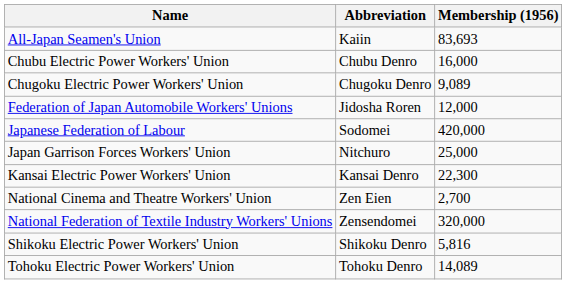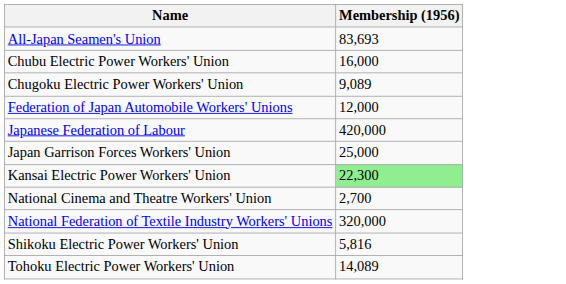- column: (385, 15)
(458, 175) no background -> (359, 175) lightgreen background
